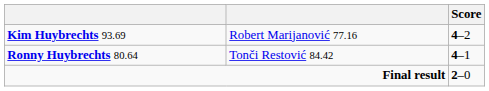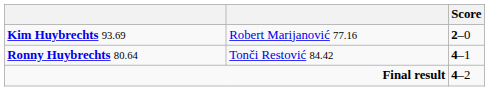(461, 34) 4–2 -> (461, 34) 2–0
(461, 75) 2–0 -> (461, 75) 4–2
